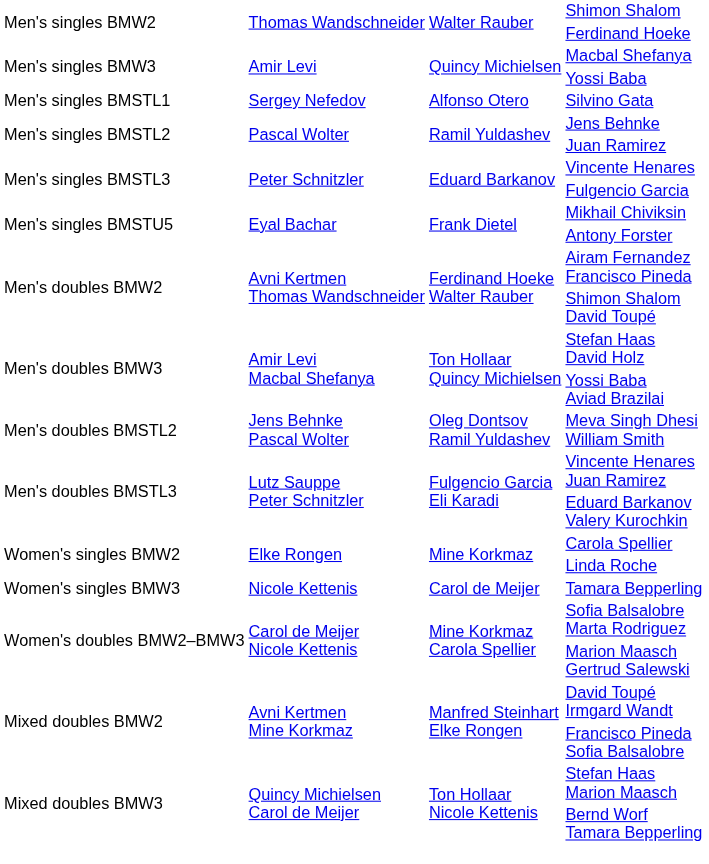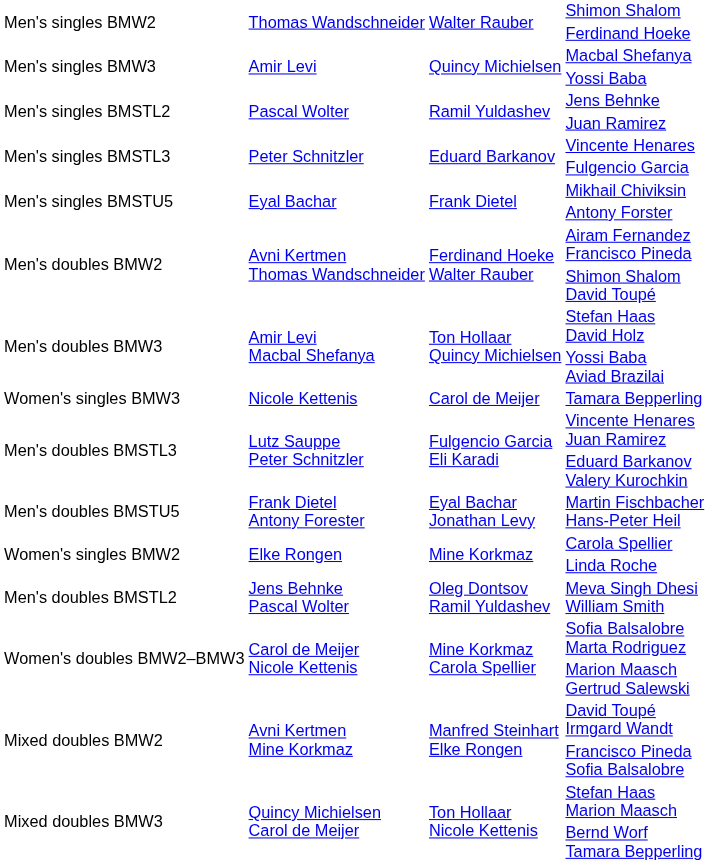- row: (609, 100)
rows swapped: (632, 430) <-> (634, 588)
+ row: (635, 512)
